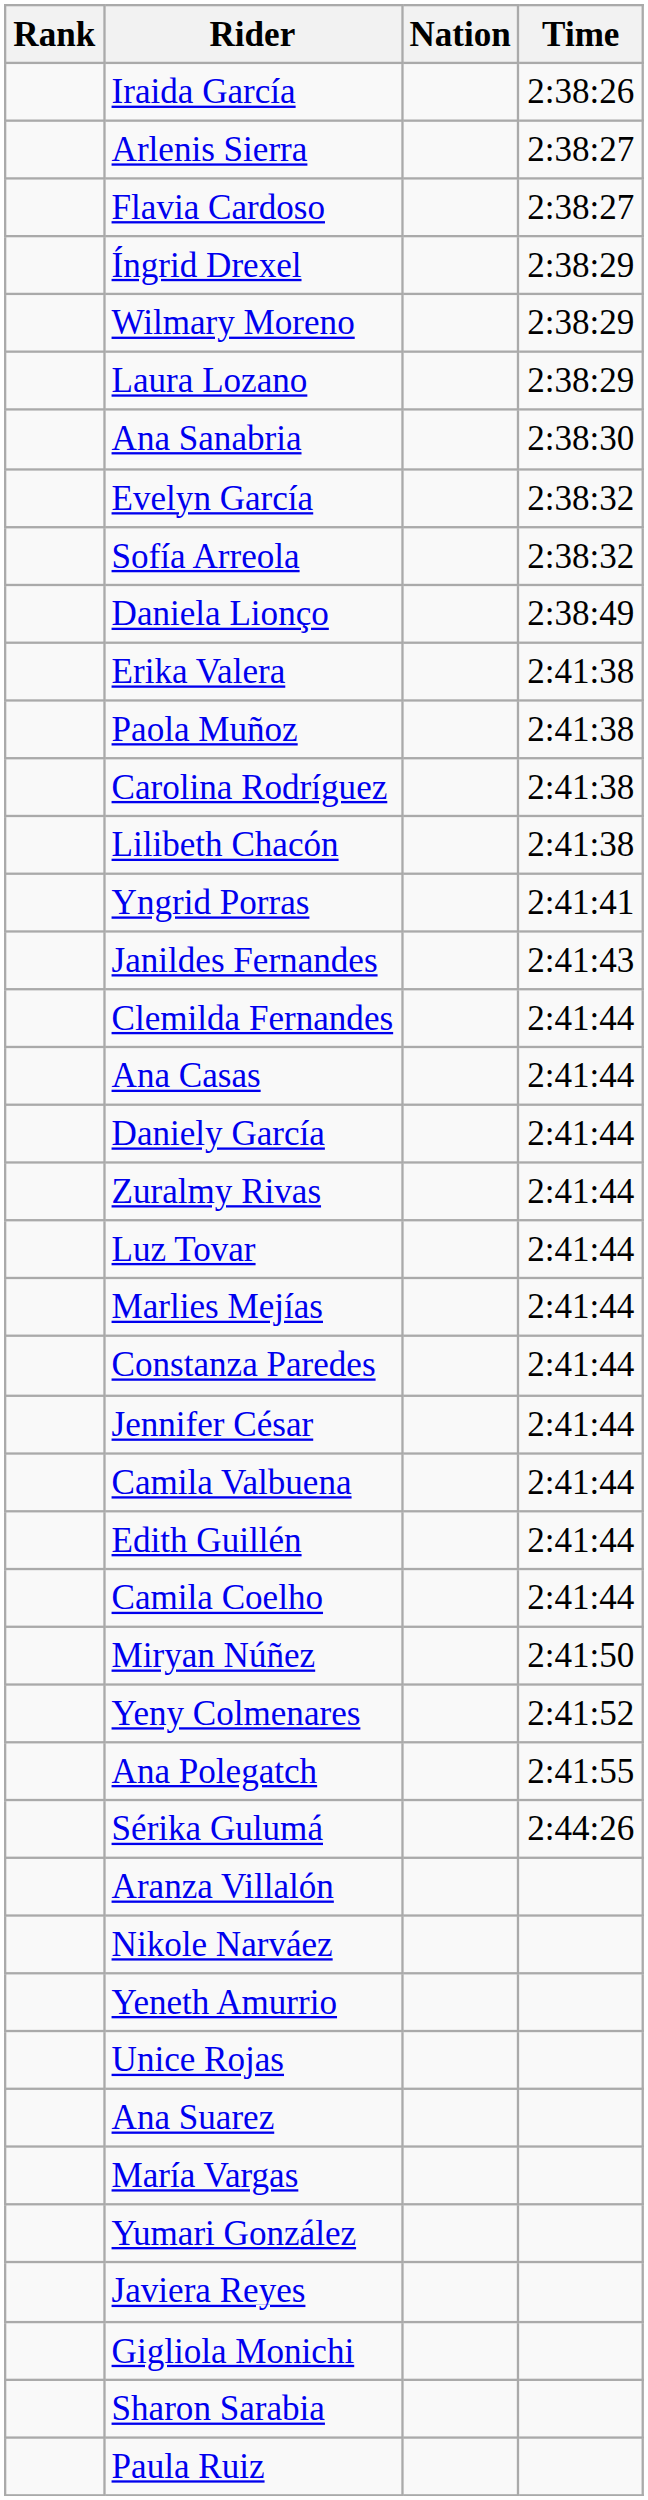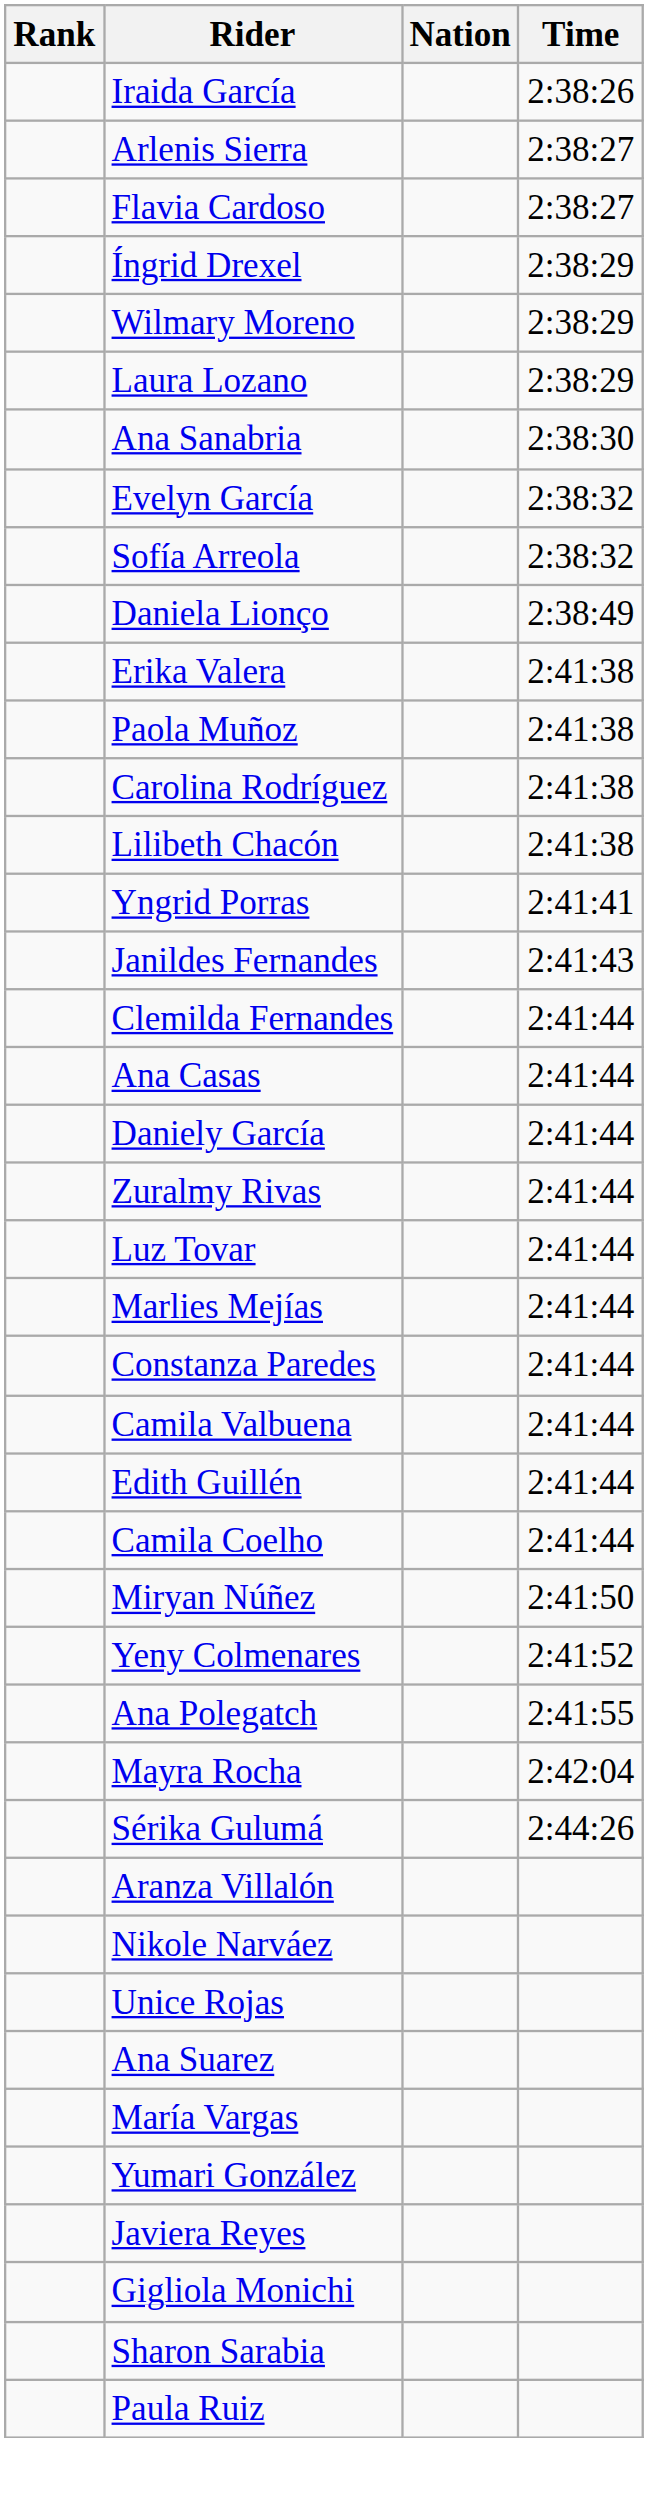- row: (212, 1423)
+ row: (207, 1770)
- row: (224, 2002)
